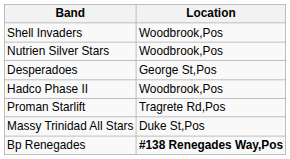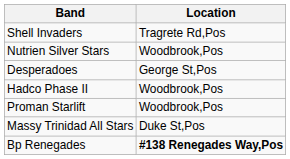(181, 32) Woodbrook,Pos -> (182, 32) Tragrete Rd,Pos
(182, 107) Tragrete Rd,Pos -> (181, 107) Woodbrook,Pos
